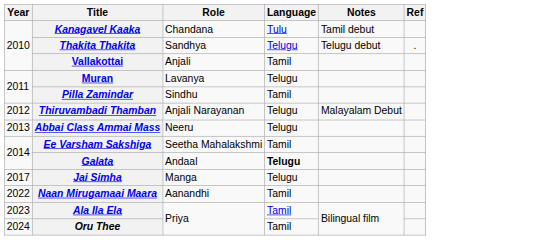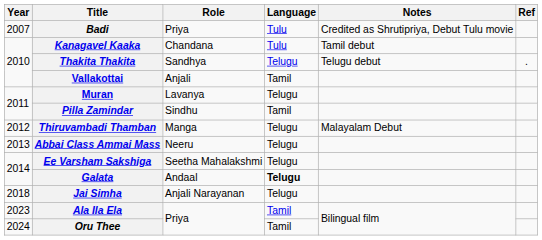+ row: (97, 29)
(205, 111) Anjali Narayanan -> (181, 128) Manga
(279, 144) Tamil -> (282, 161) Telugu
(18, 177) 2017 -> (18, 194) 2018
(181, 177) Manga -> (205, 194) Anjali Narayanan
- row: (97, 194)
